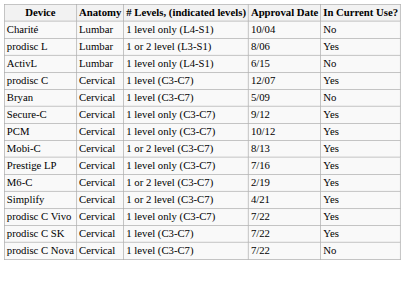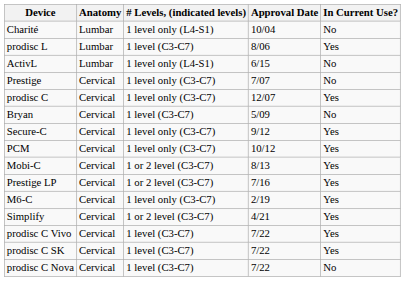(169, 47) 1 or 2 level (L3-S1) -> (160, 47) 1 level (C3-C7)
+ row: (24, 81)
(160, 81) 1 level (C3-C7) -> (171, 98) 1 level only (C3-C7)
(171, 166) 1 level only (C3-C7) -> (170, 183) 1 or 2 level (C3-C7)
(170, 183) 1 or 2 level (C3-C7) -> (171, 200) 1 level only (C3-C7)
(171, 217) 1 level only (C3-C7) -> (160, 234) 1 level (C3-C7)
